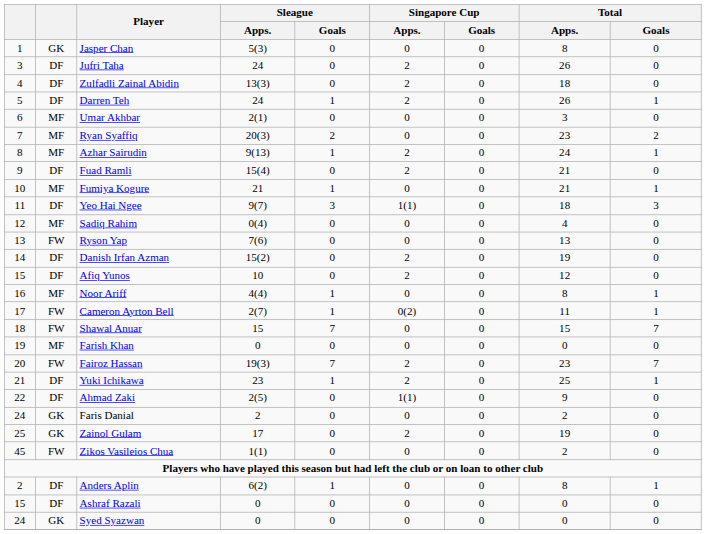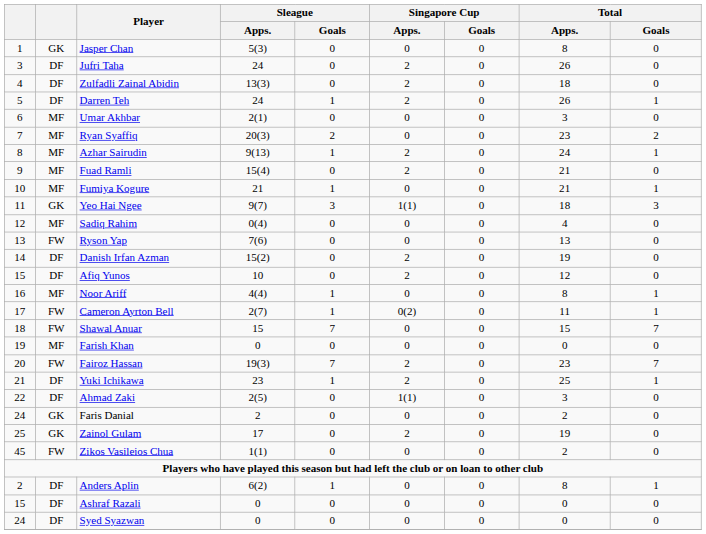(56, 170) DF -> (56, 170) MF
(56, 205) DF -> (56, 205) GK
(565, 398) 9 -> (565, 398) 3
(56, 521) GK -> (56, 521) DF
